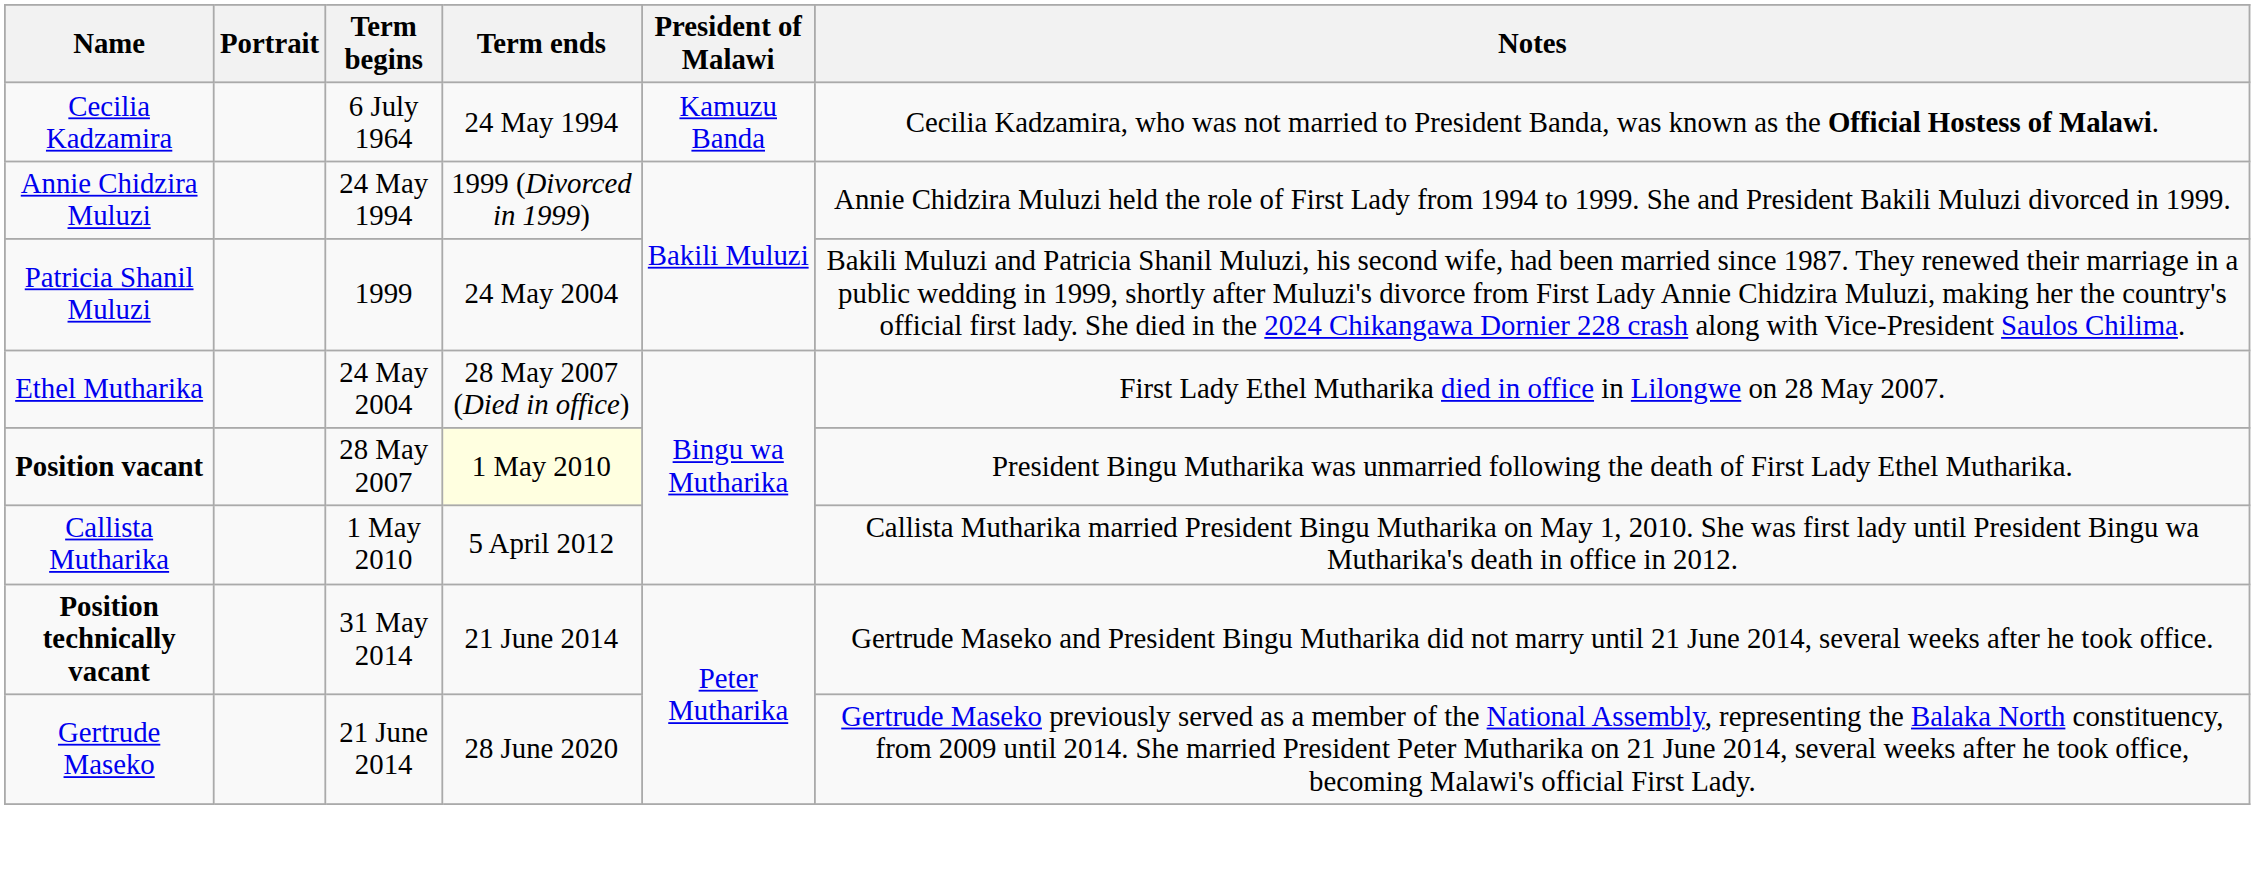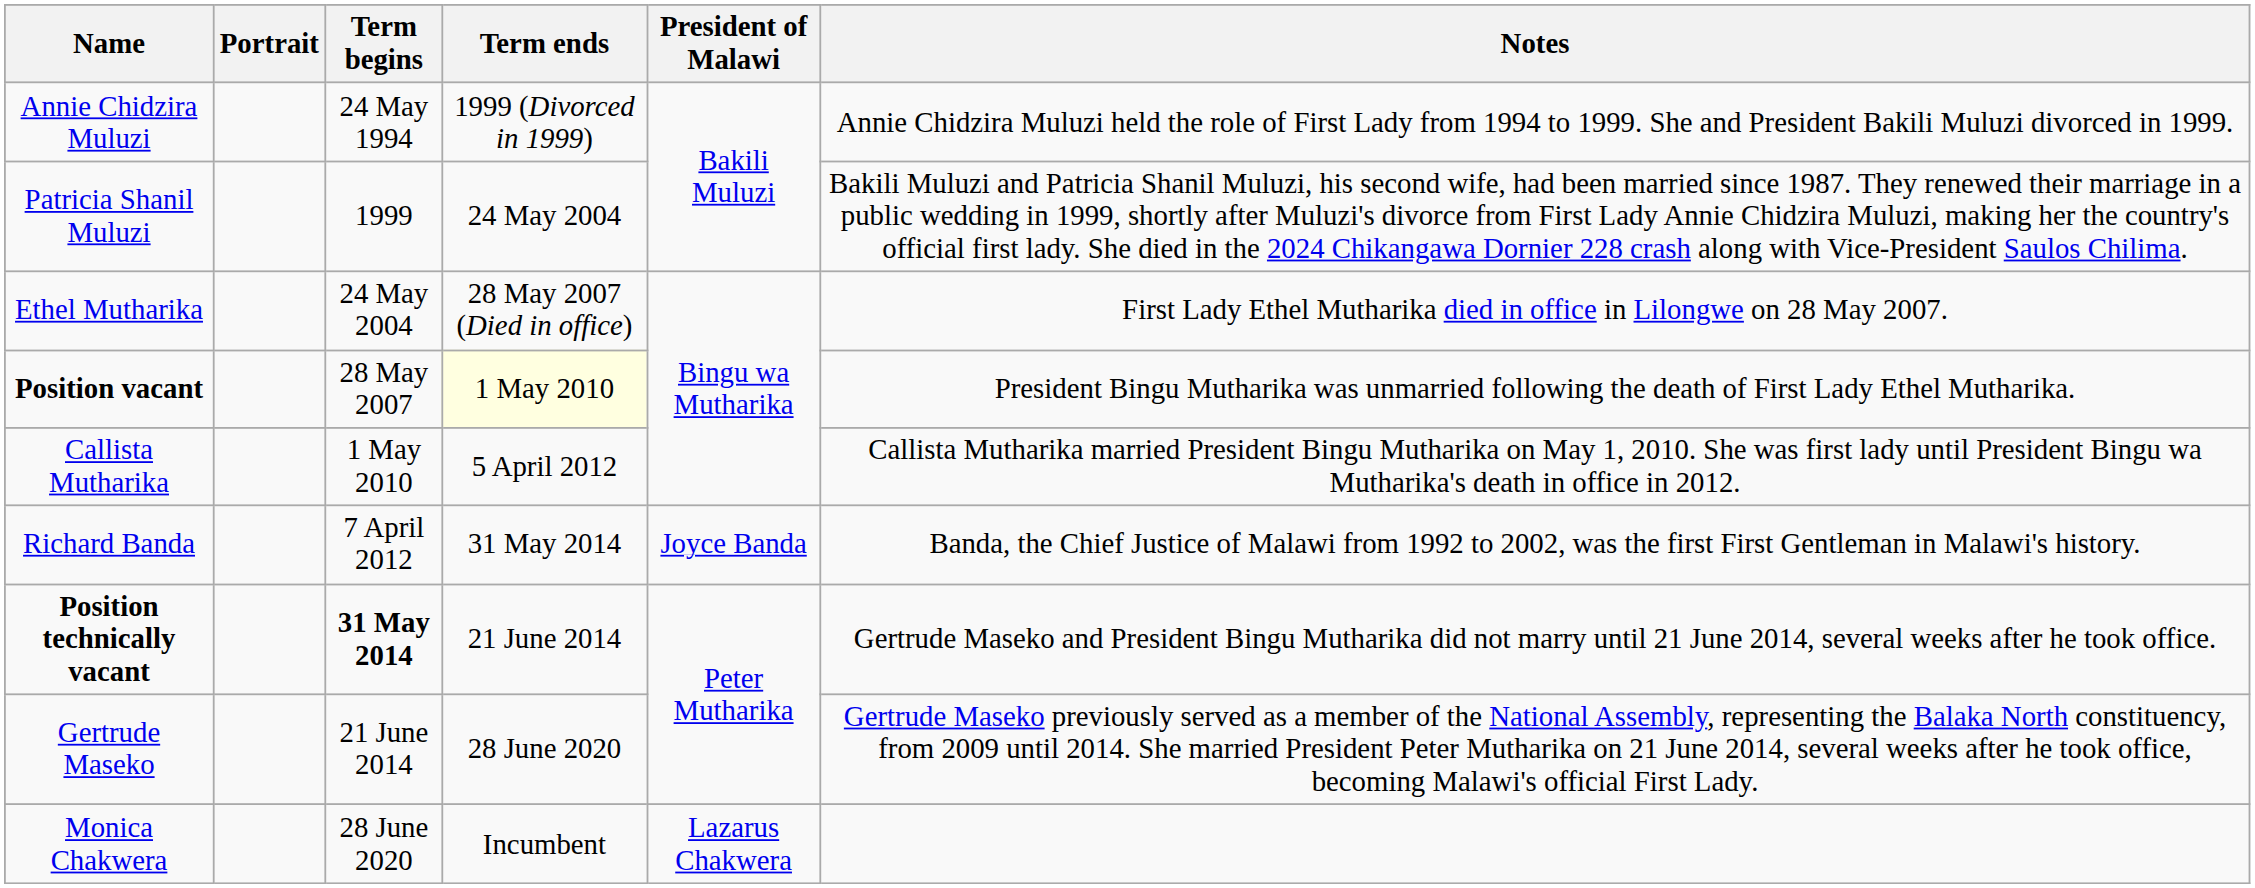- row: (109, 121)
+ row: (109, 544)
(384, 638) normal -> (384, 638) bold
+ row: (109, 843)
